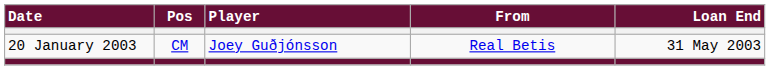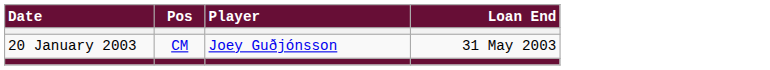- column: (512, 31)
